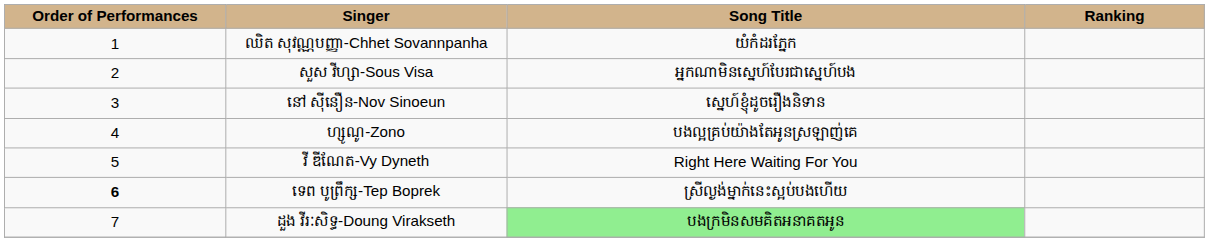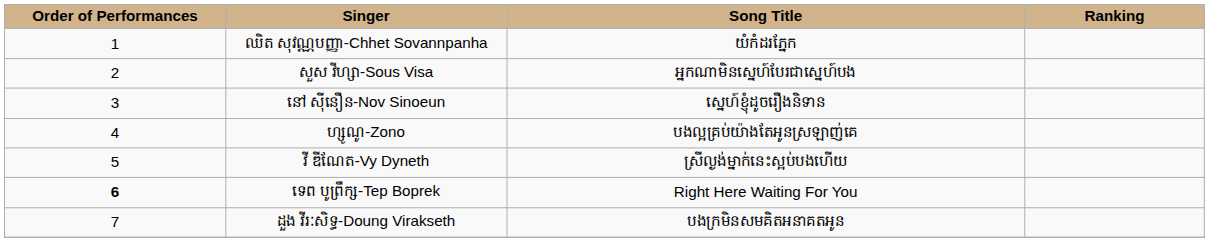(766, 162) Right Here Waiting For You -> (766, 161) ស្រីល្ងង់ម្នាក់នេះស្អប់បងហើយ
(766, 191) ស្រីល្ងង់ម្នាក់នេះស្អប់បងហើយ -> (766, 192) Right Here Waiting For You
(766, 221) lightgreen background -> (766, 221) no background
